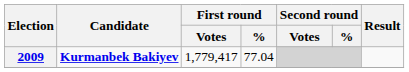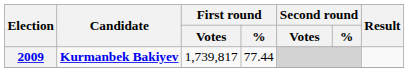(211, 57) 1,779,417 -> (211, 57) 1,739,817
(259, 57) 77.04 -> (259, 57) 77.44
